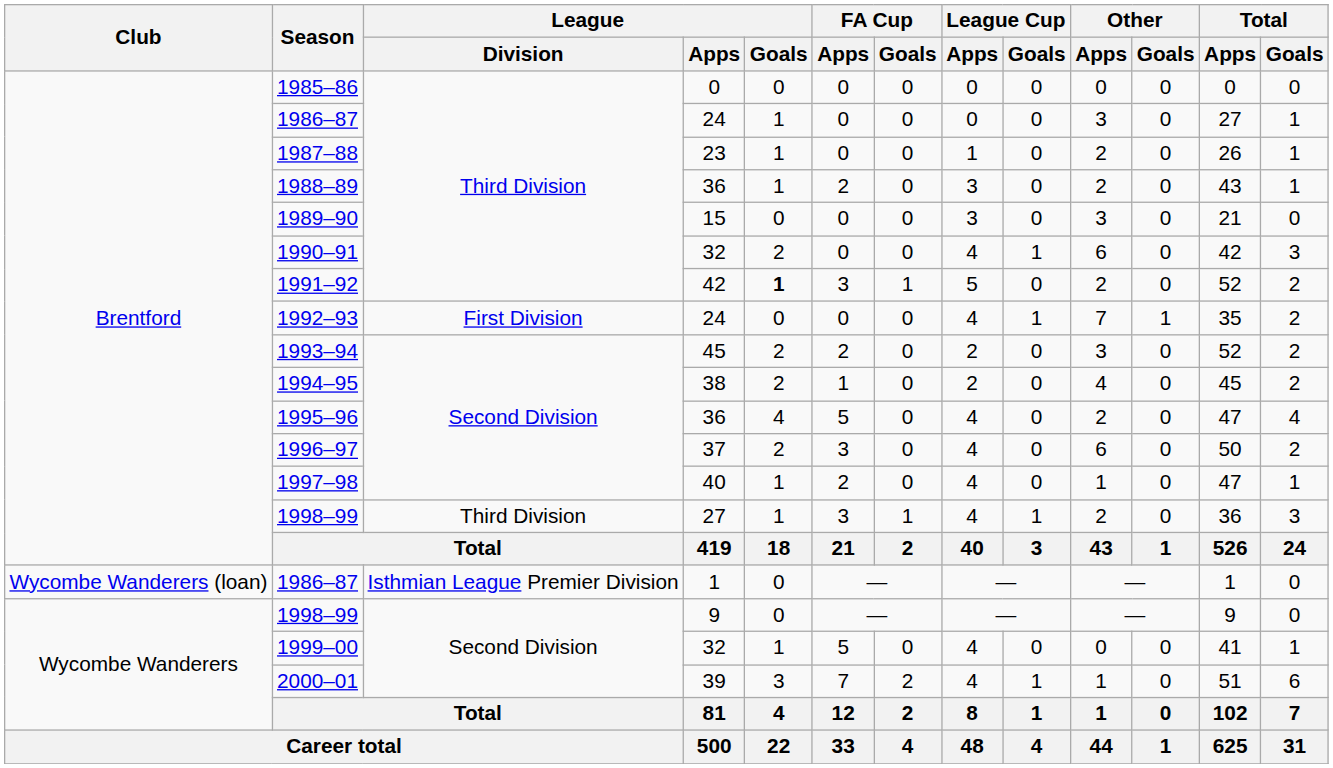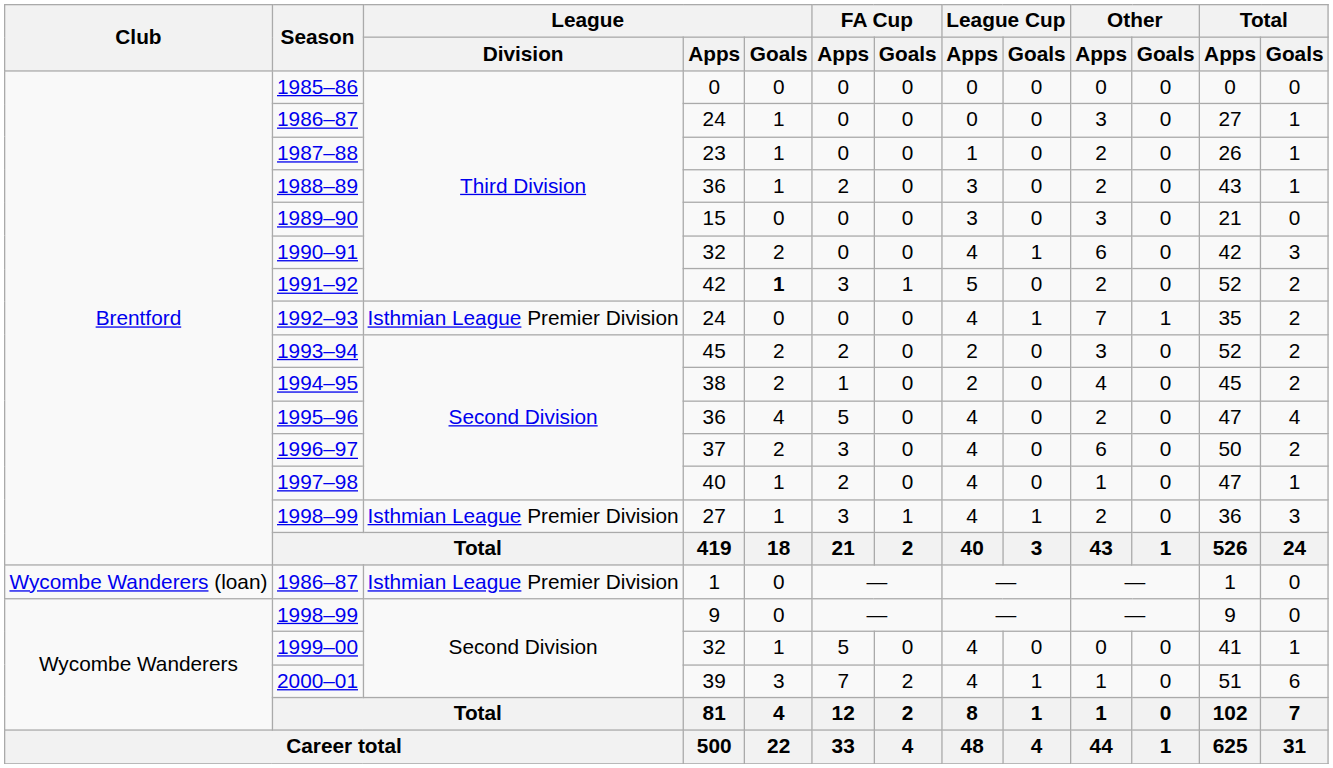(523, 317) First Division -> (523, 317) Isthmian League Premier Division
(523, 515) Third Division -> (523, 515) Isthmian League Premier Division
